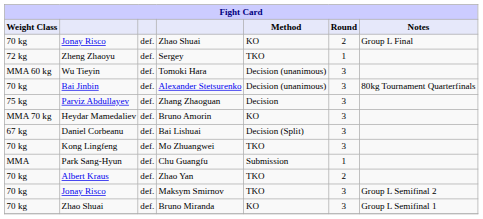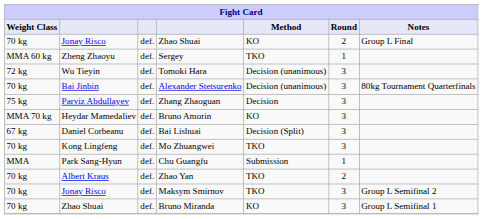(17, 56) 72 kg -> (29, 56) MMA 60 kg
(29, 71) MMA 60 kg -> (17, 71) 72 kg
